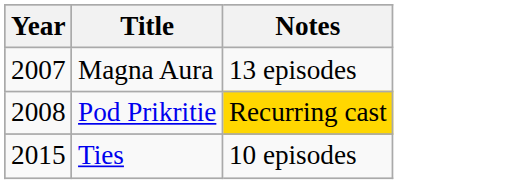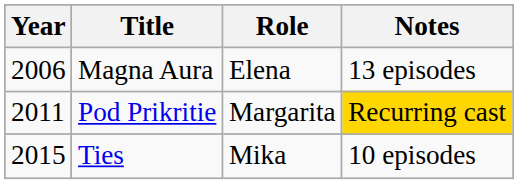+ column: (282, 26)
(38, 69) 2007 -> (38, 69) 2006
(38, 112) 2008 -> (38, 112) 2011
